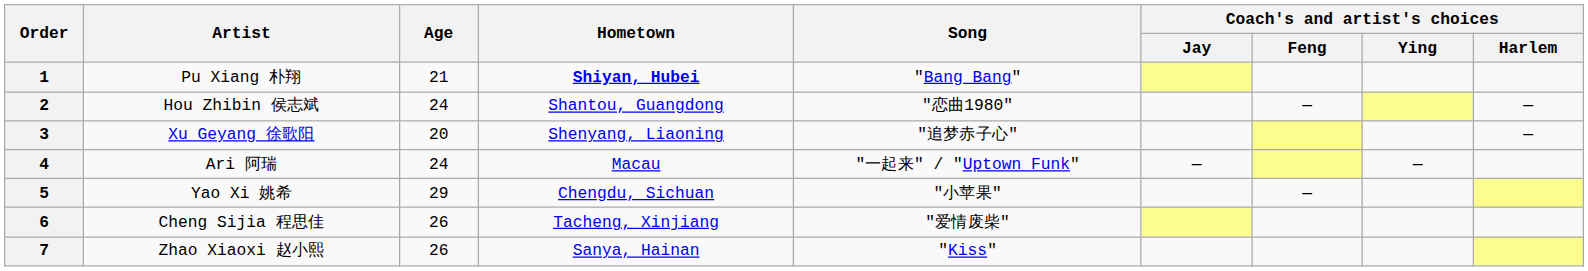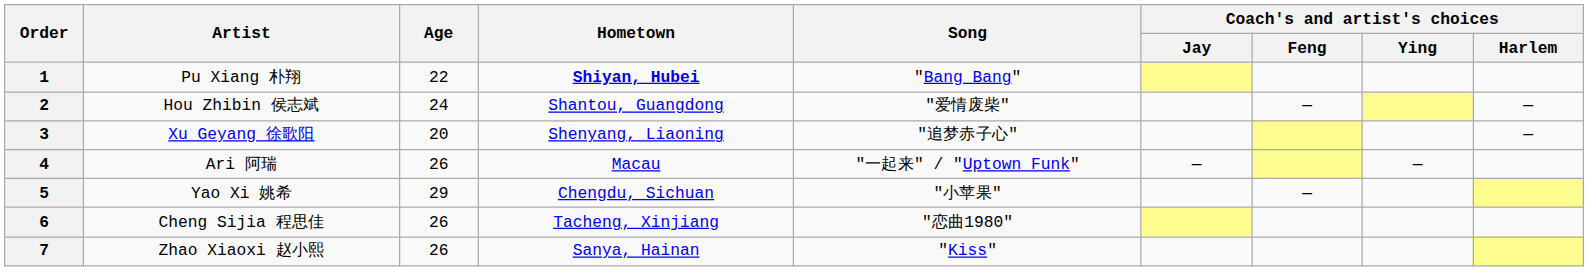(439, 77) 21 -> (439, 77) 22
(968, 106) "恋曲1980" -> (968, 106) "爱情废柴"
(439, 164) 24 -> (439, 164) 26
(968, 222) "爱情废柴" -> (968, 222) "恋曲1980"
